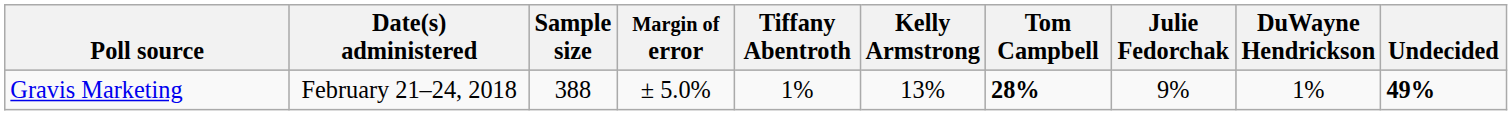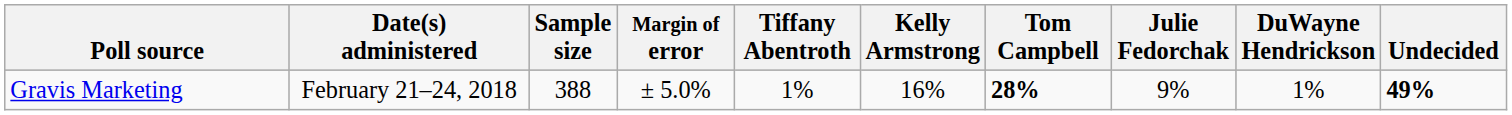(923, 89) 13% -> (923, 89) 16%
